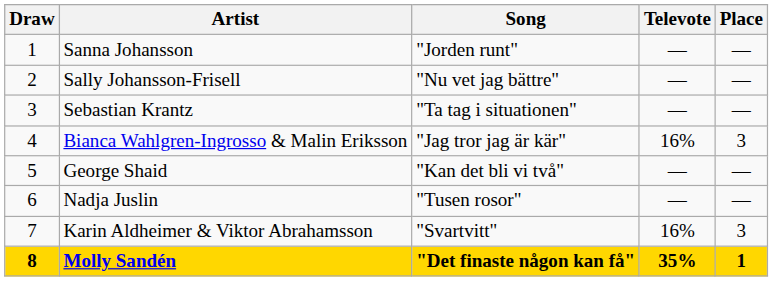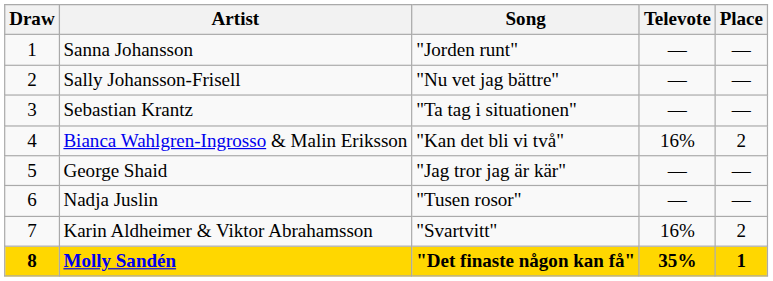(491, 140) "Jag tror jag är kär" -> (490, 140) "Kan det bli vi två"
(741, 140) 3 -> (741, 140) 2
(490, 170) "Kan det bli vi två" -> (491, 170) "Jag tror jag är kär"
(741, 230) 3 -> (741, 230) 2
